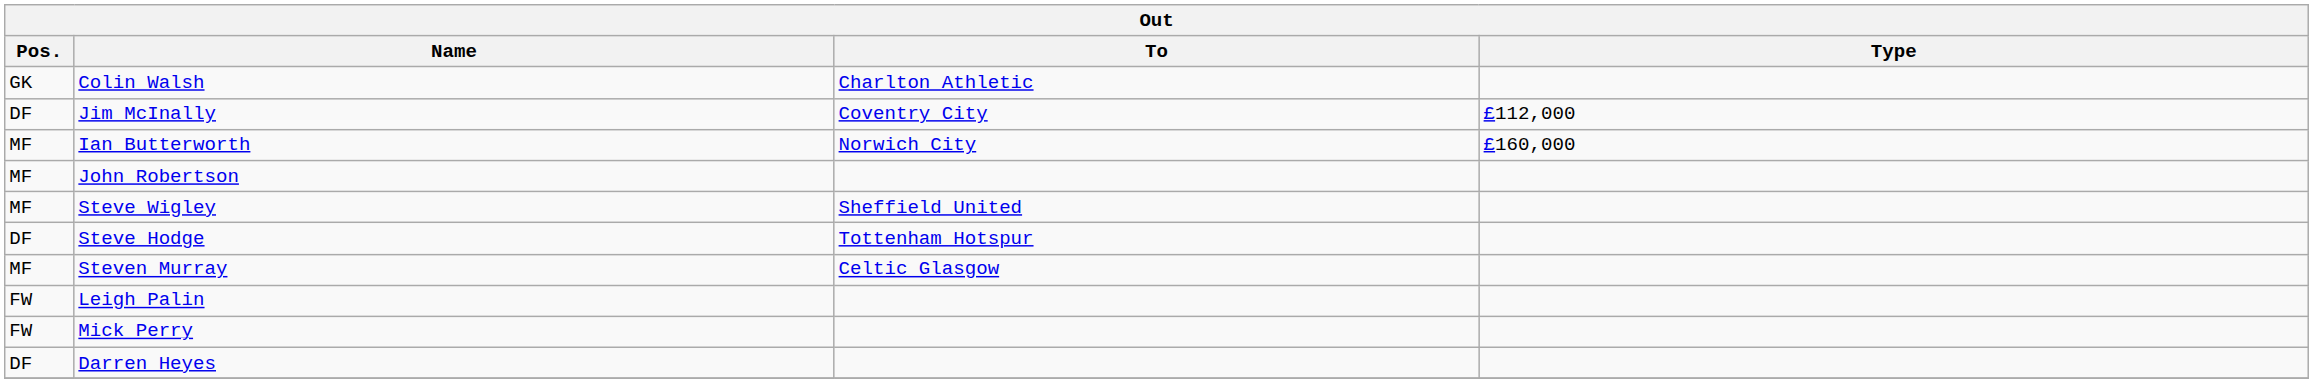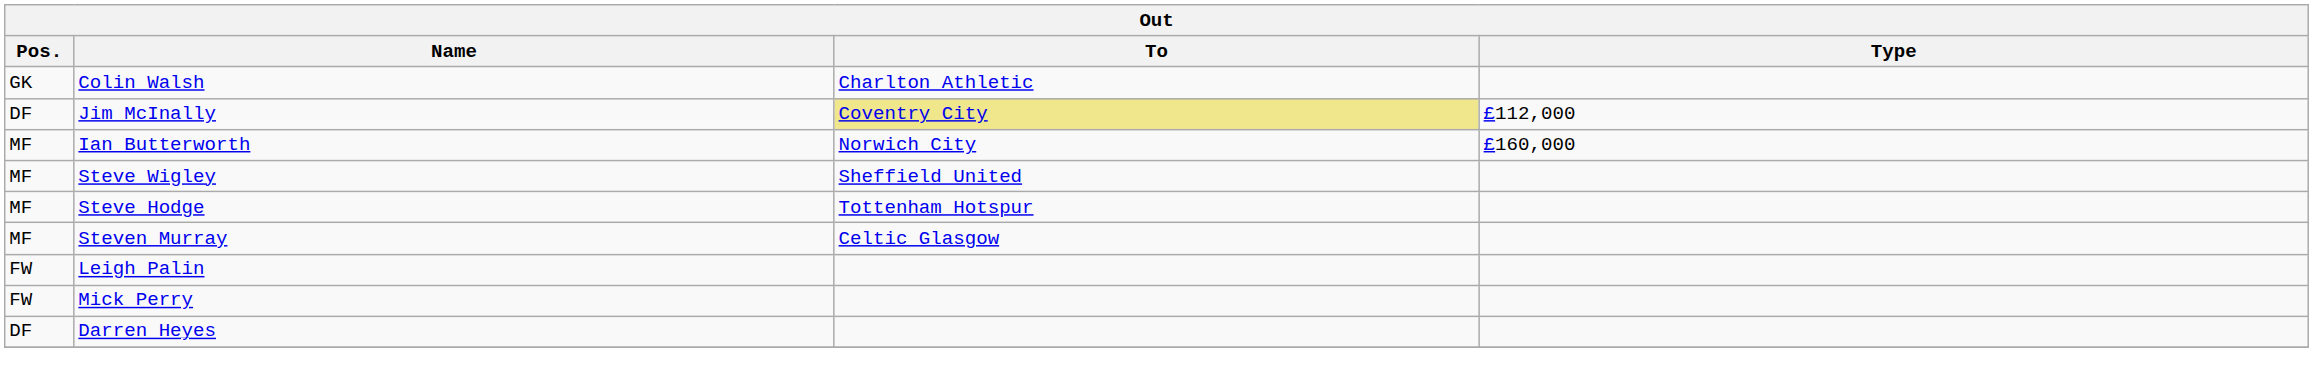(913, 114) no background -> (913, 114) khaki background
- row: (159, 176)
(21, 238) DF -> (21, 207) MF
